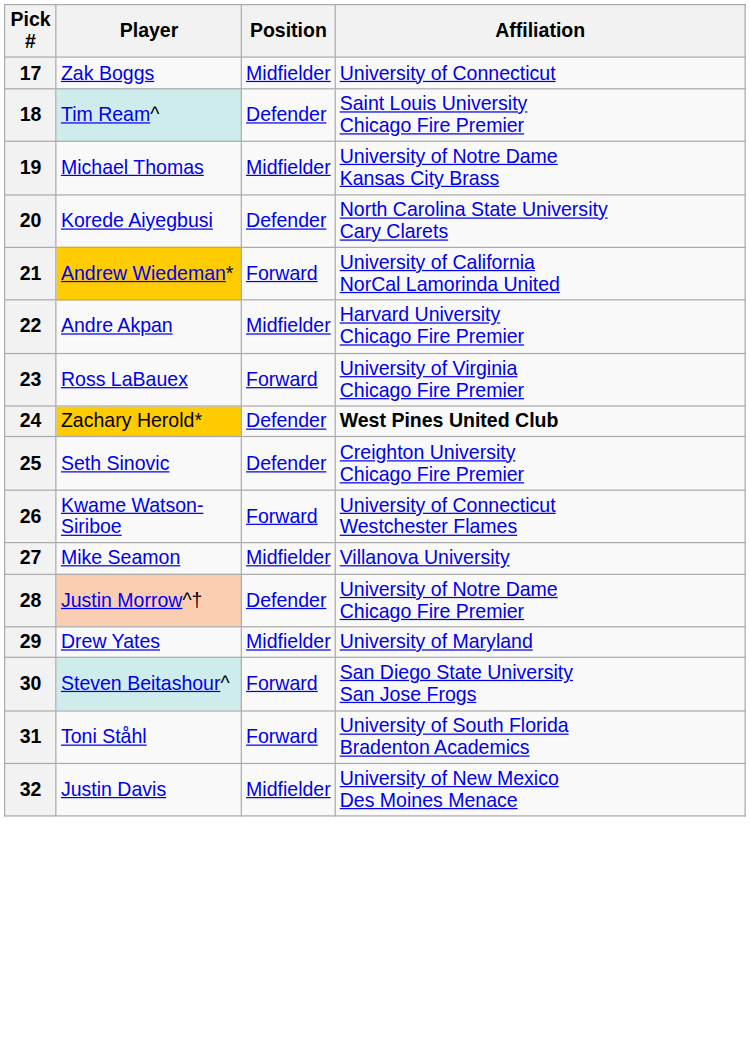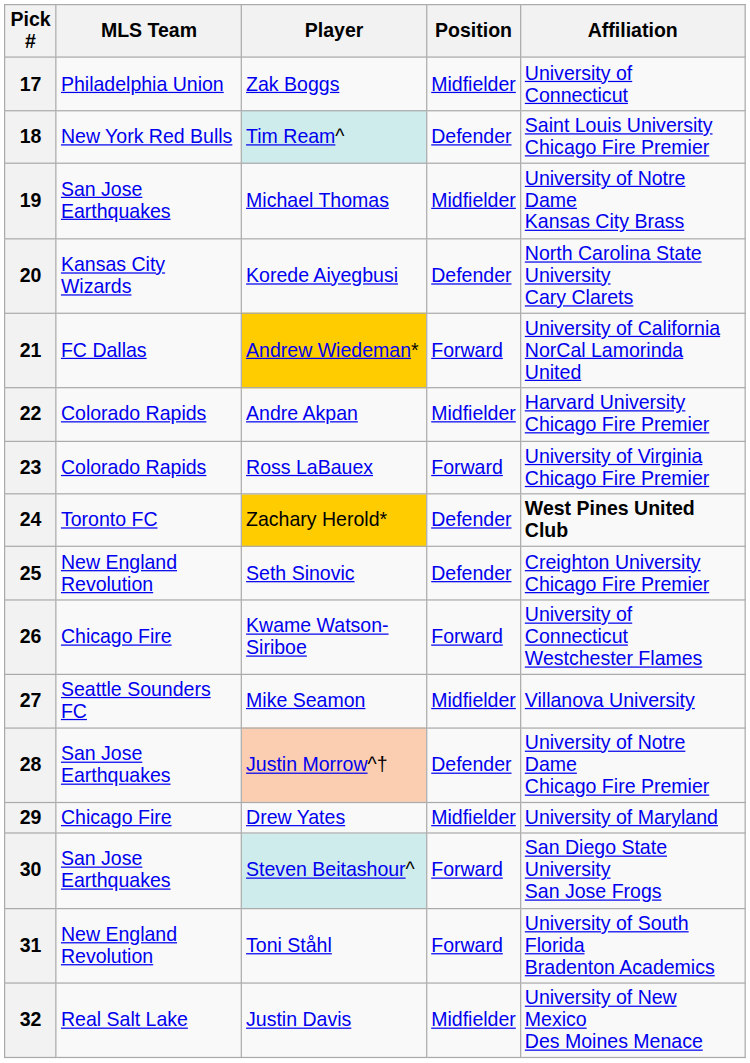+ column: (149, 30)
